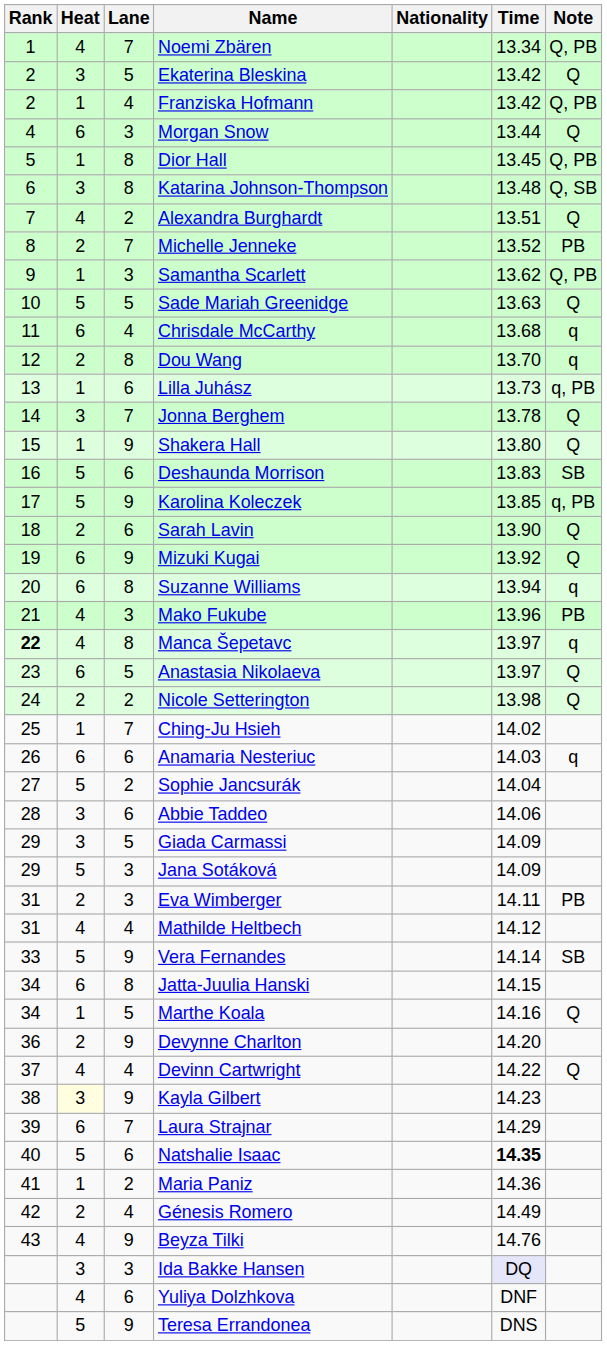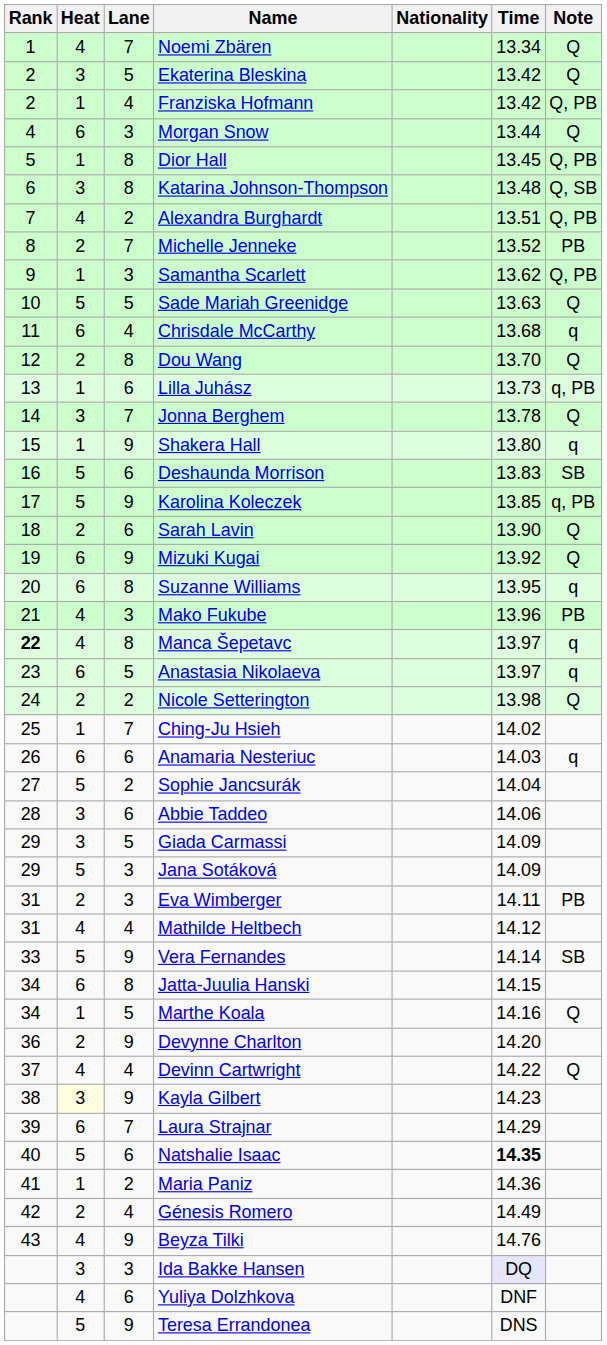(573, 47) Q, PB -> (573, 47) Q
(573, 217) Q -> (573, 217) Q, PB
(573, 359) q -> (573, 359) Q
(573, 445) Q -> (573, 445) q
(519, 587) 13.94 -> (519, 587) 13.95
(573, 672) Q -> (573, 672) q
